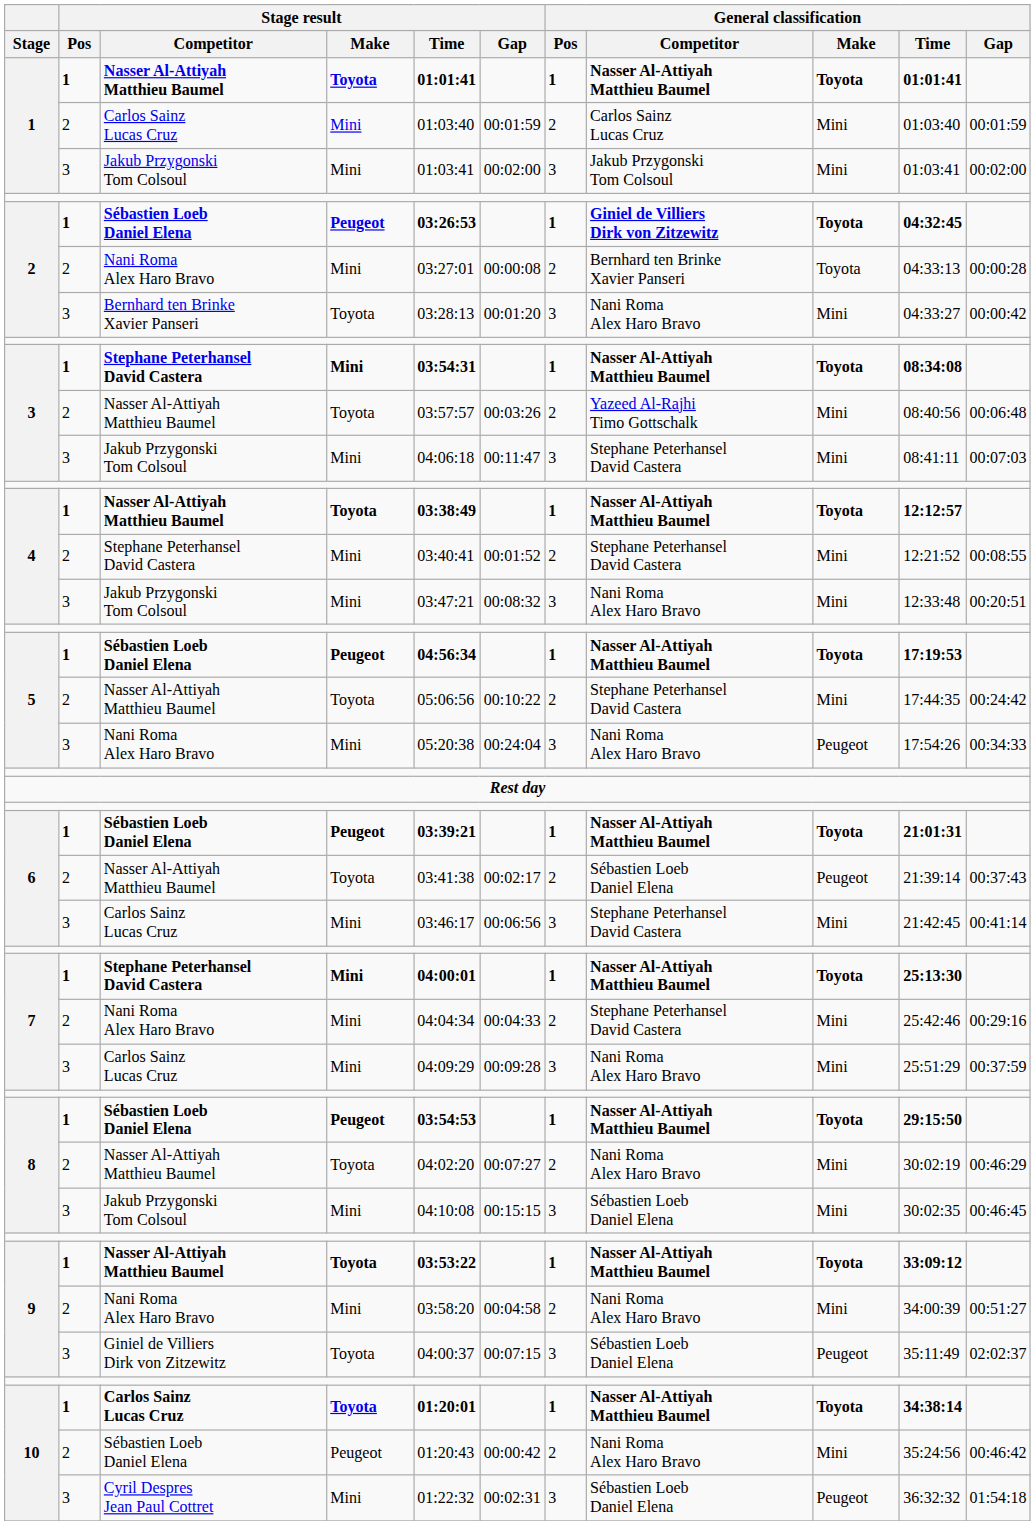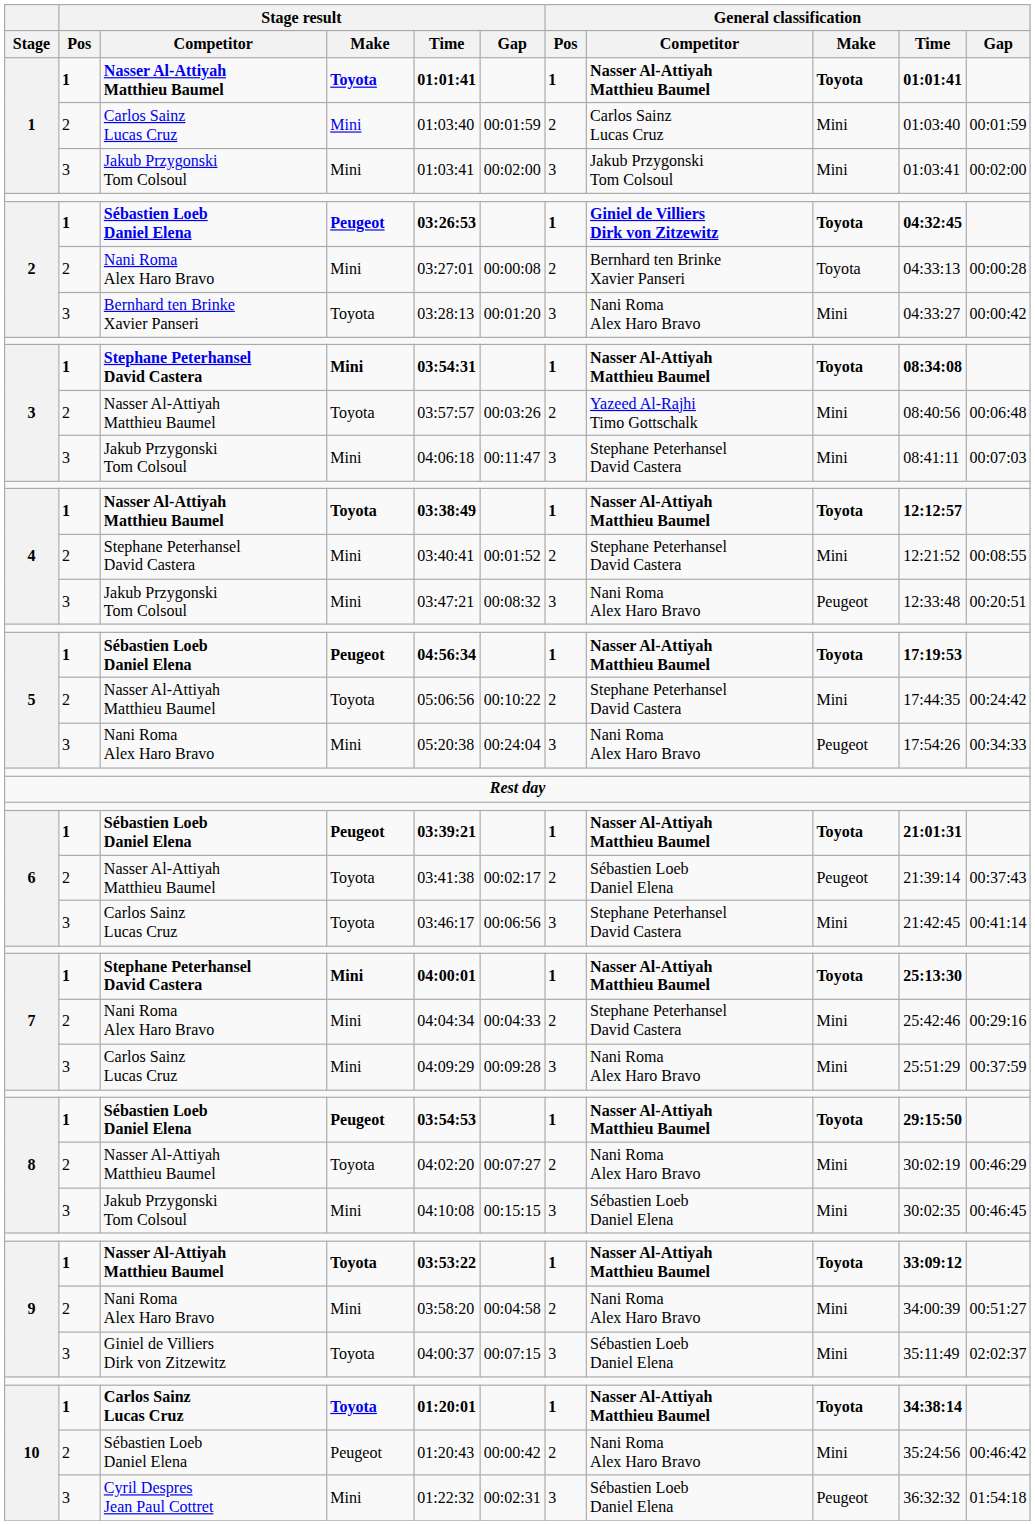(832, 601) Mini -> (842, 601) Peugeot
(346, 922) Mini -> (352, 922) Toyota
(842, 1353) Peugeot -> (832, 1353) Mini
